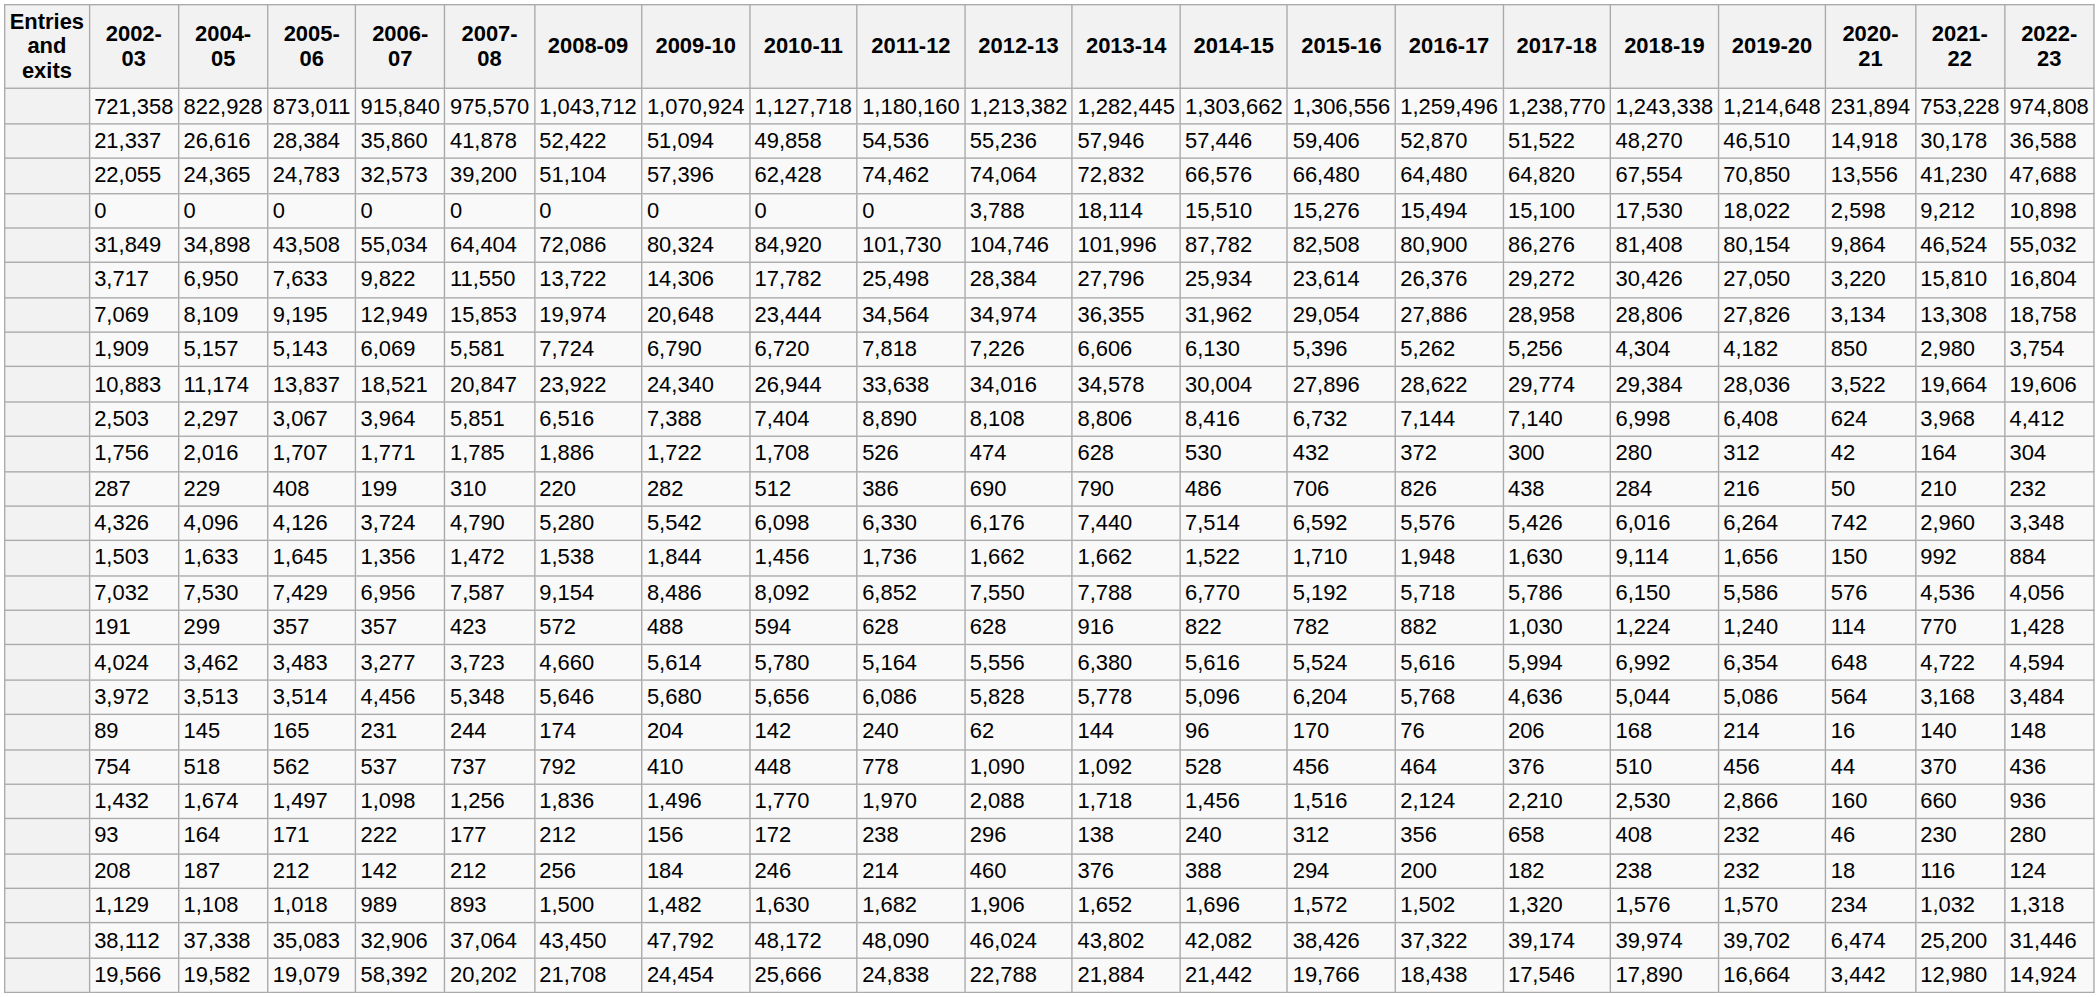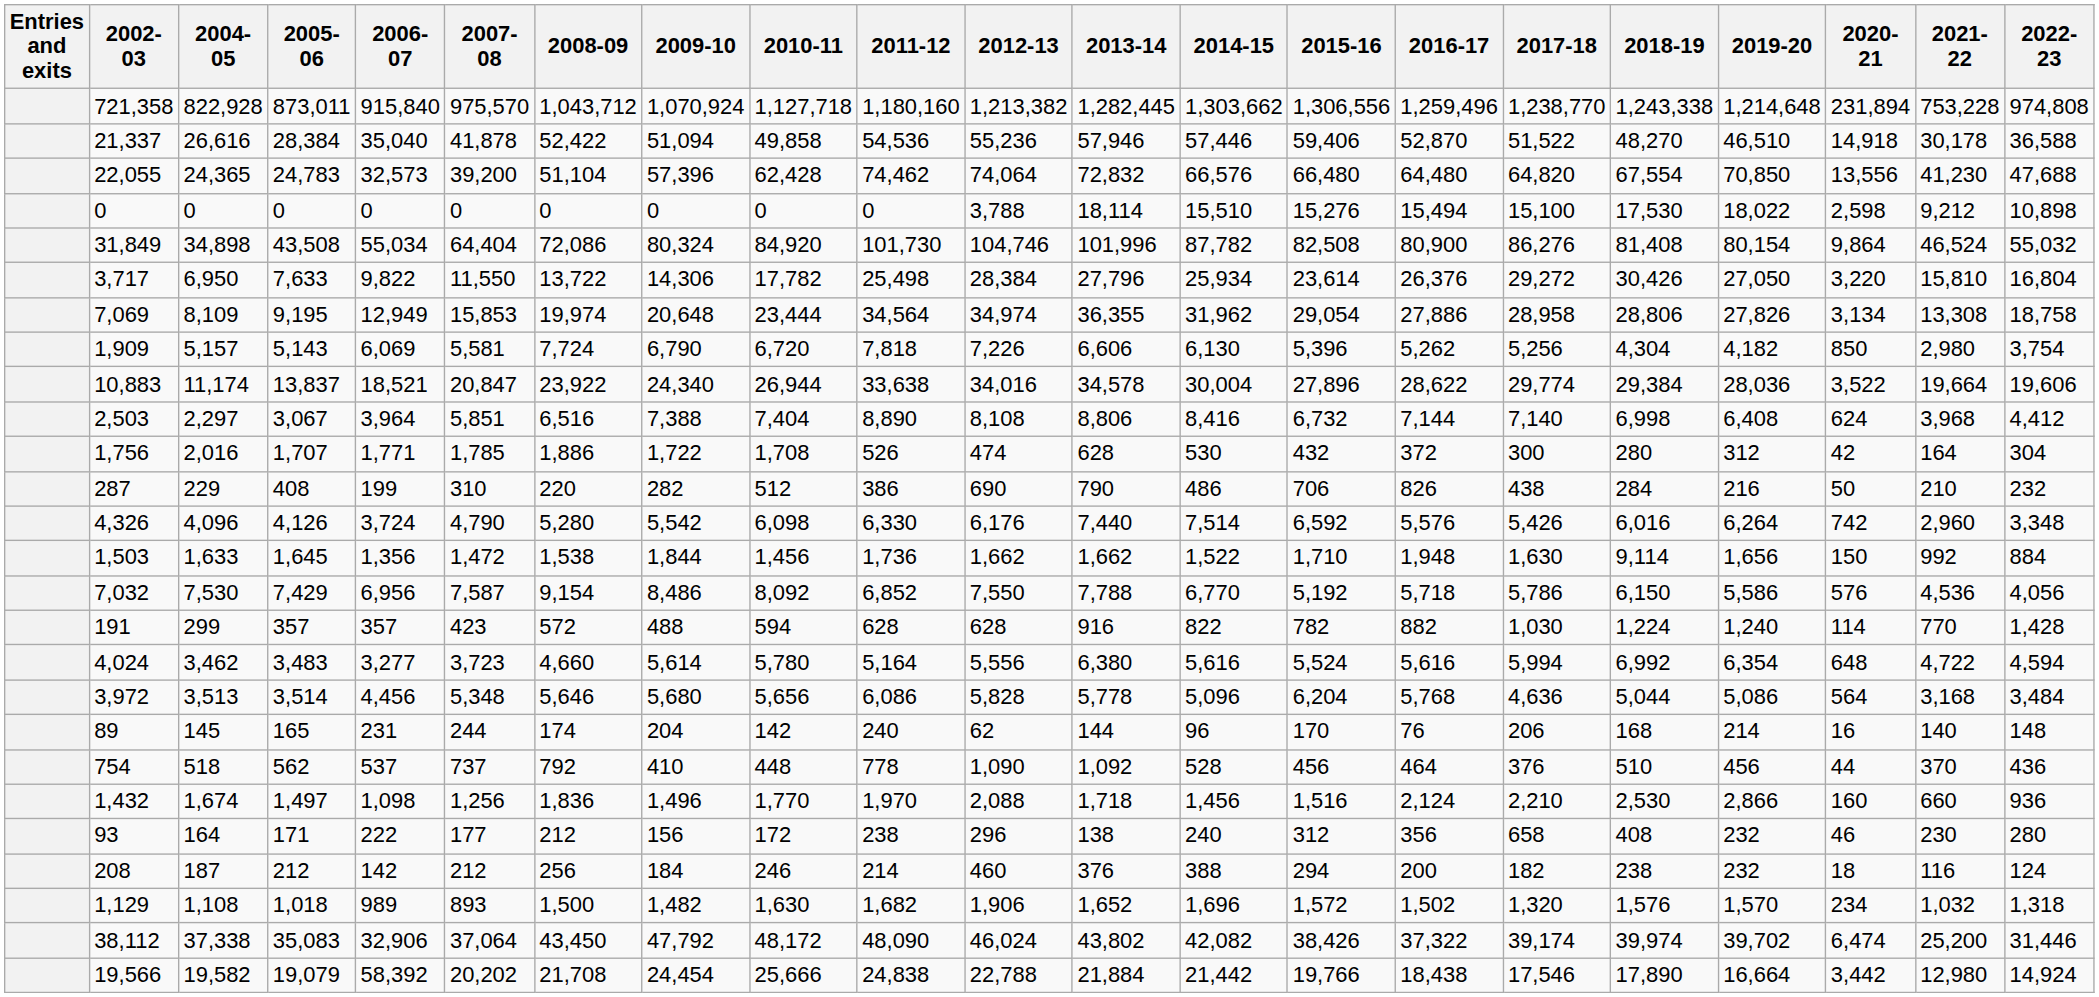(394, 140) 35,860 -> (394, 140) 35,040
